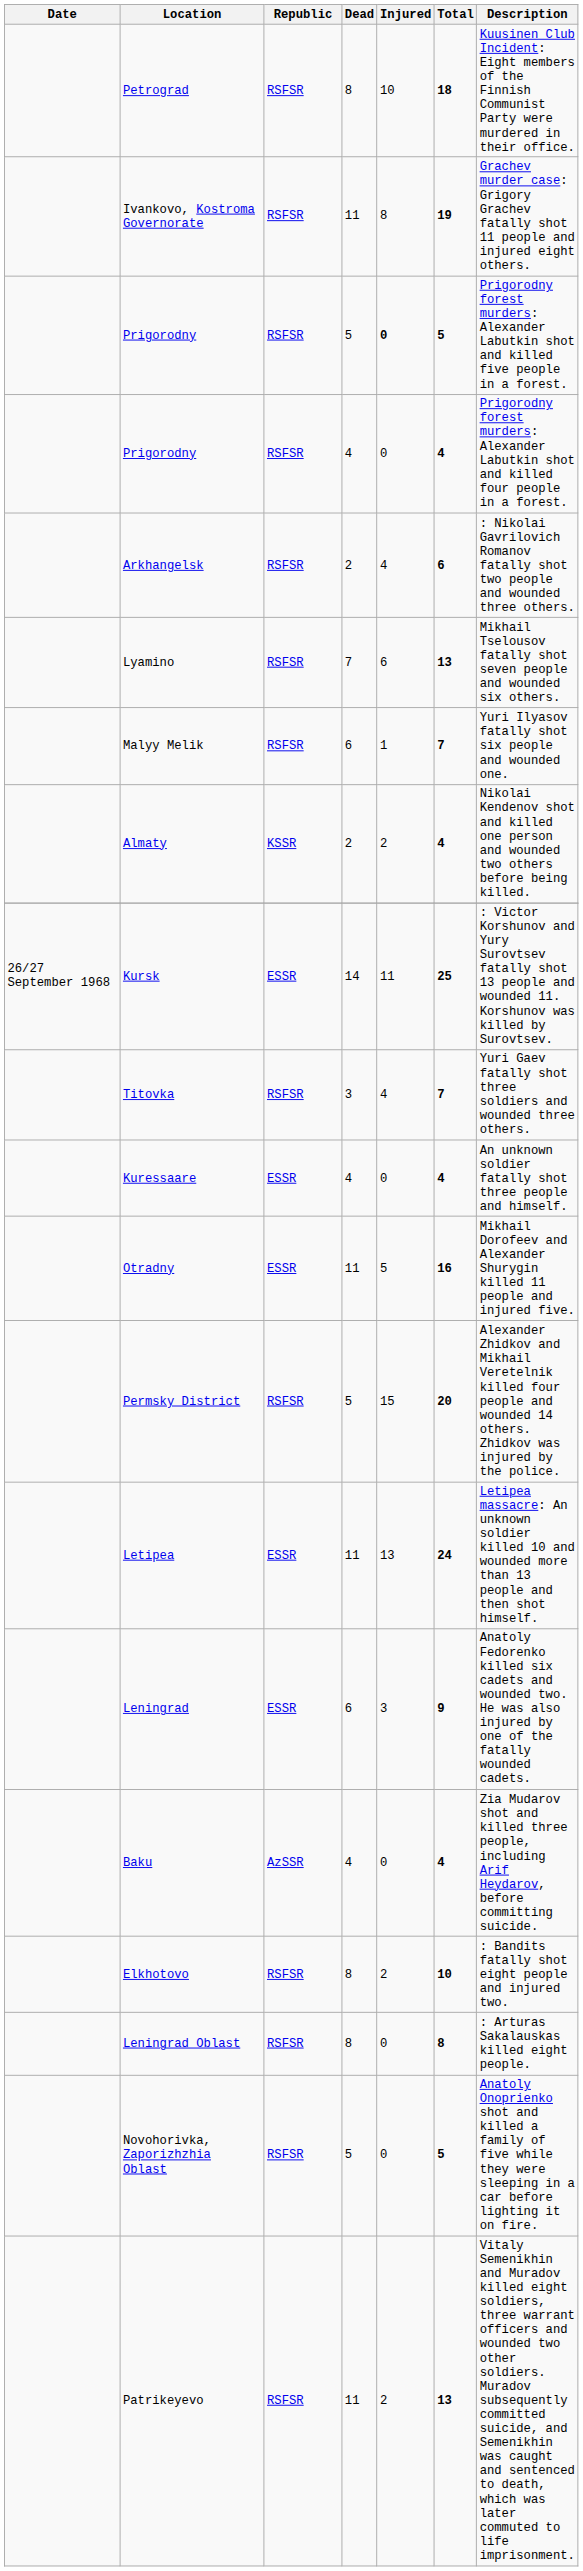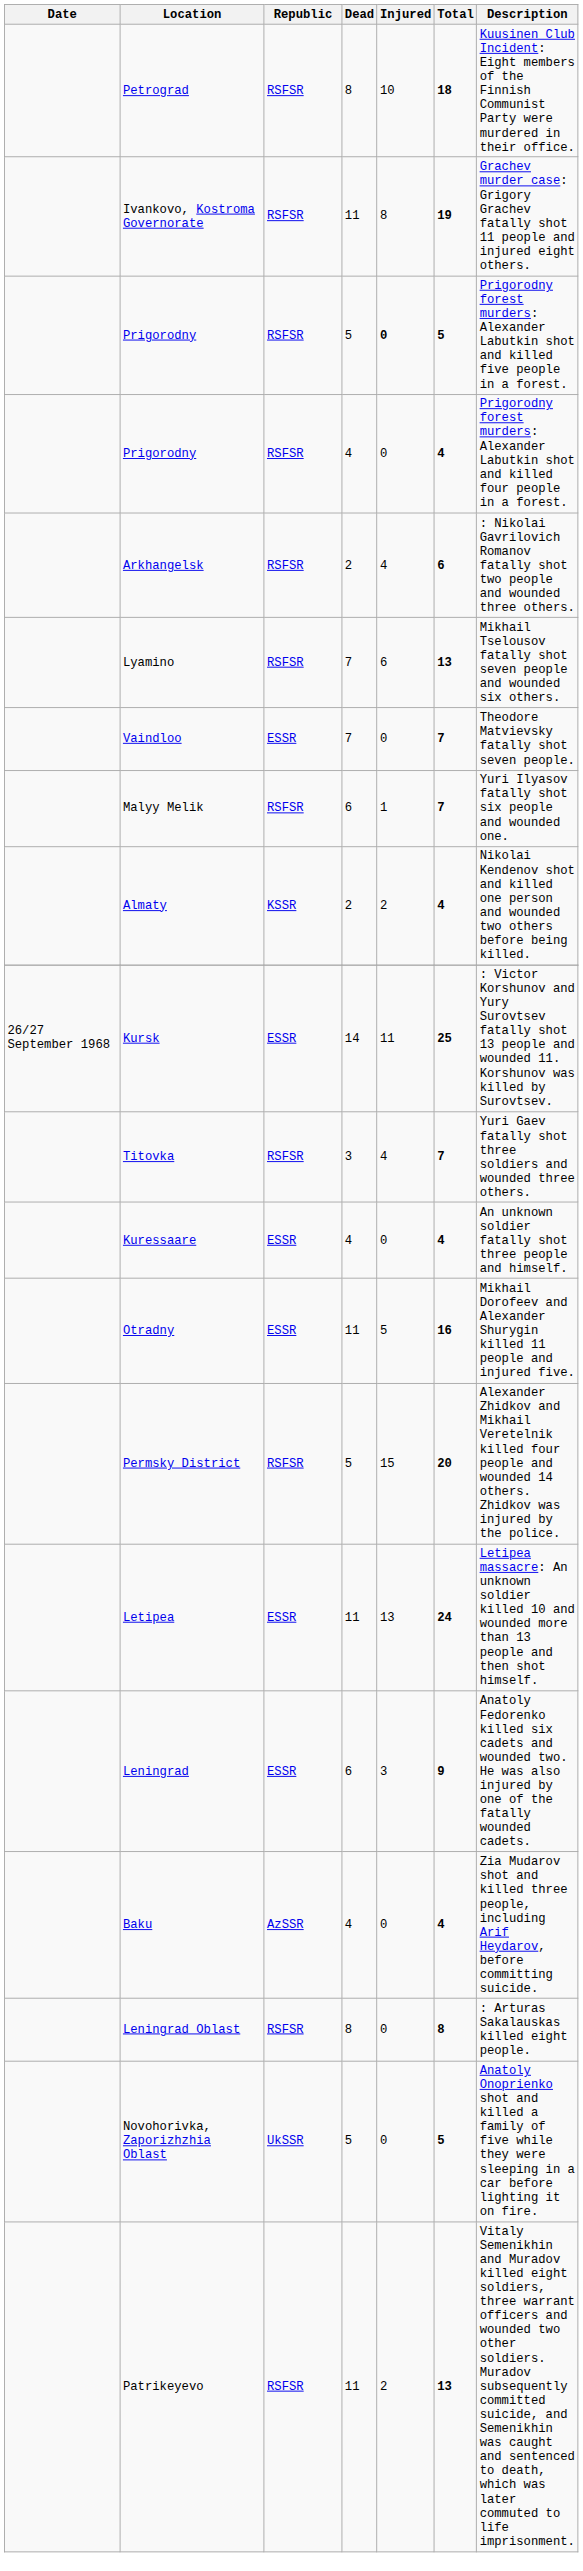+ row: (152, 739)
- row: (156, 1975)
(285, 2155) RSFSR -> (285, 2141) UkSSR
